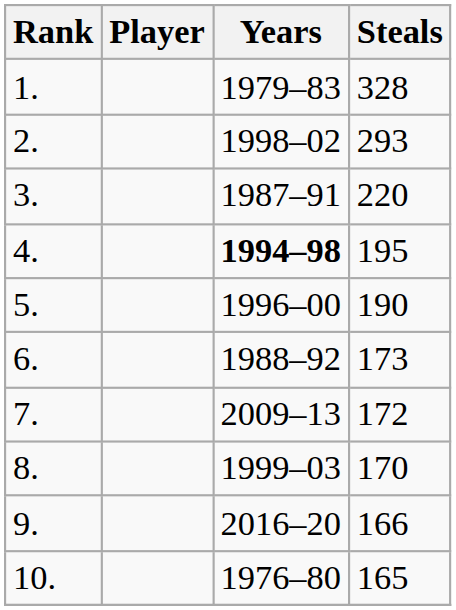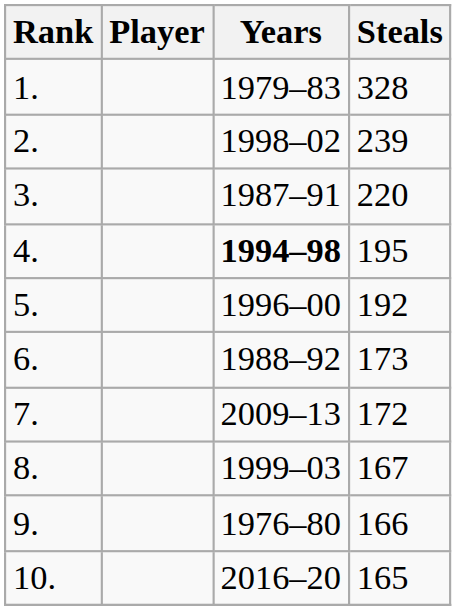(383, 140) 293 -> (383, 140) 239
(383, 304) 190 -> (383, 304) 192
(383, 468) 170 -> (383, 468) 167
(281, 522) 2016–20 -> (281, 522) 1976–80
(281, 577) 1976–80 -> (281, 577) 2016–20
